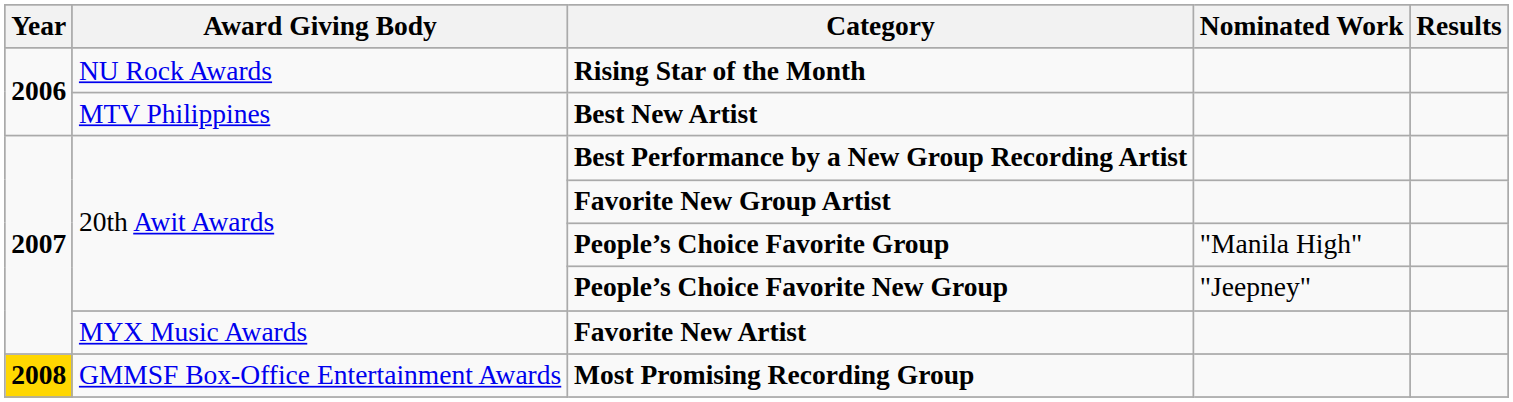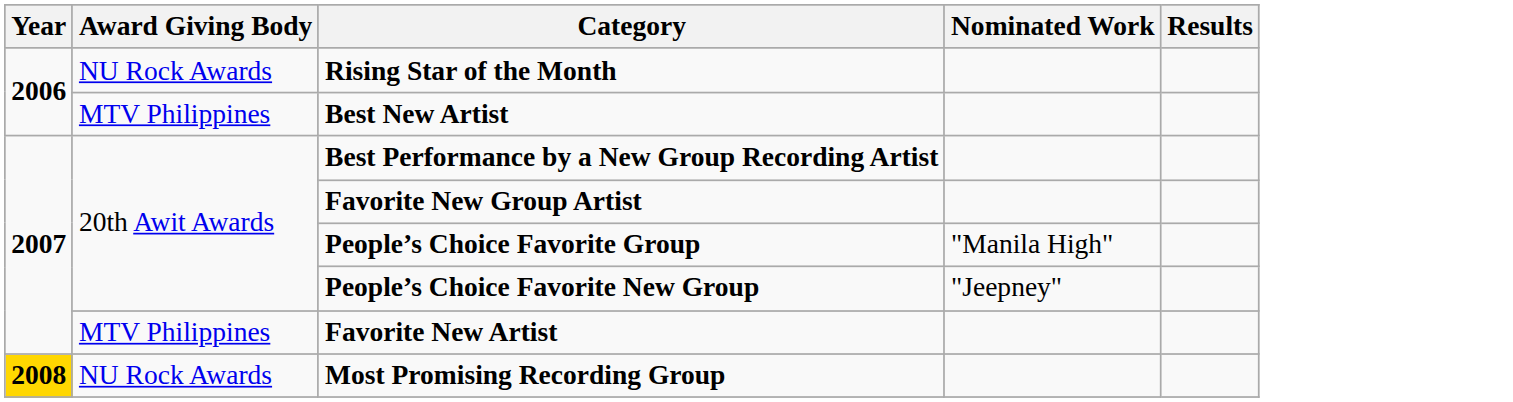(193, 331) MYX Music Awards -> (175, 331) MTV Philippines
(320, 375) GMMSF Box-Office Entertainment Awards -> (176, 375) NU Rock Awards
